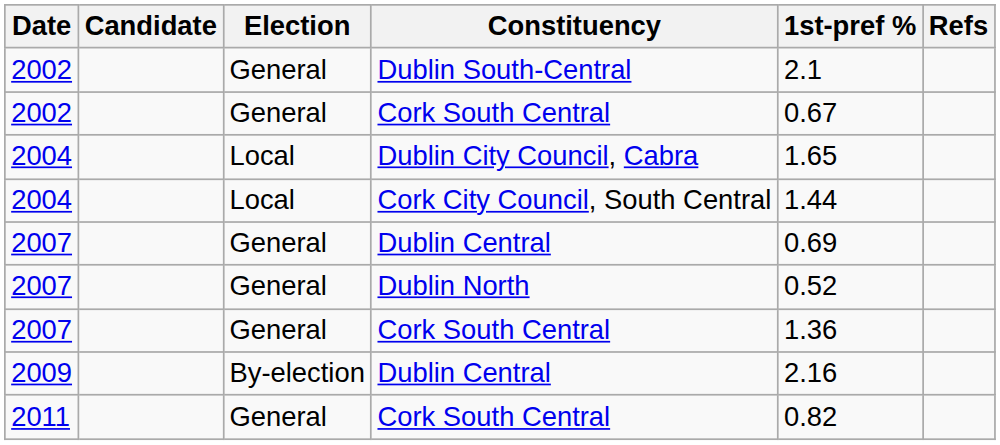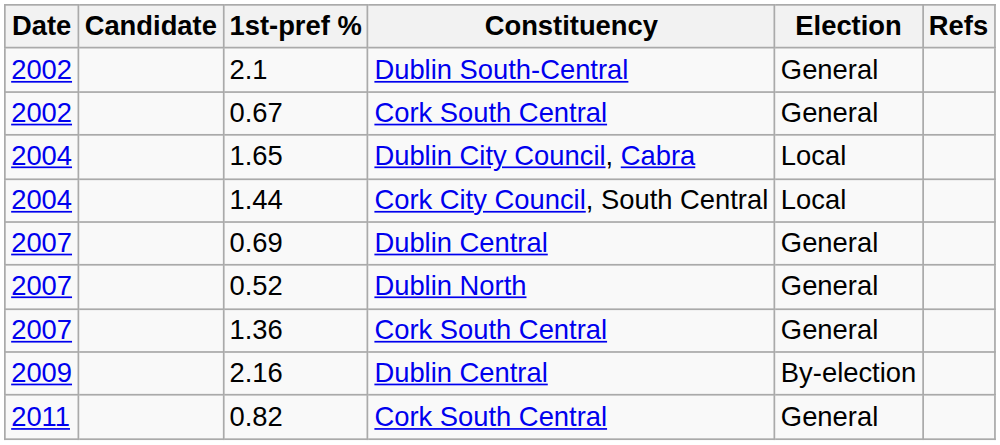columns swapped: (297, 26) <-> (850, 26)
